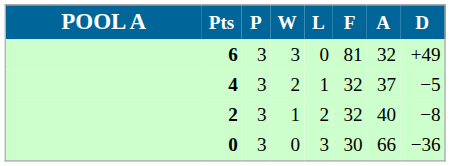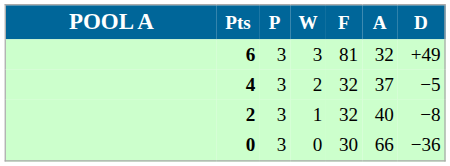- column: (318, 22)
